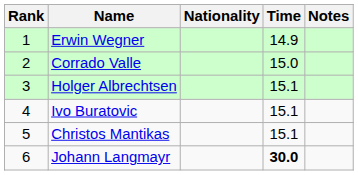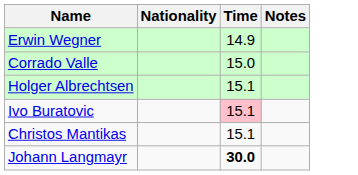- column: (26, 16)
(284, 110) no background -> (241, 110) pink background
